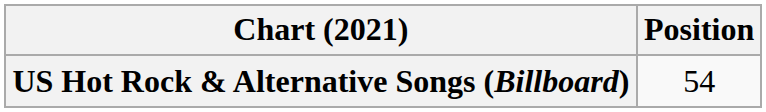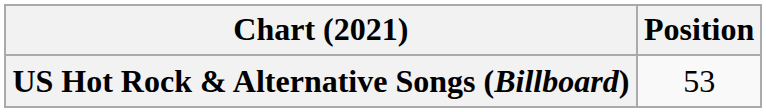(699, 80) 54 -> (699, 80) 53
